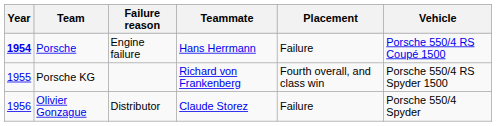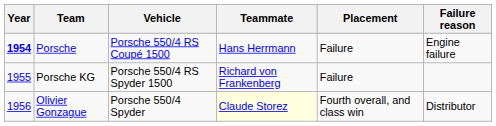columns swapped: (438, 19) <-> (142, 19)
(325, 77) Fourth overall, and class win -> (336, 77) Failure
(214, 106) no background -> (253, 106) lightyellow background
(297, 106) Failure -> (365, 106) Fourth overall, and class win
